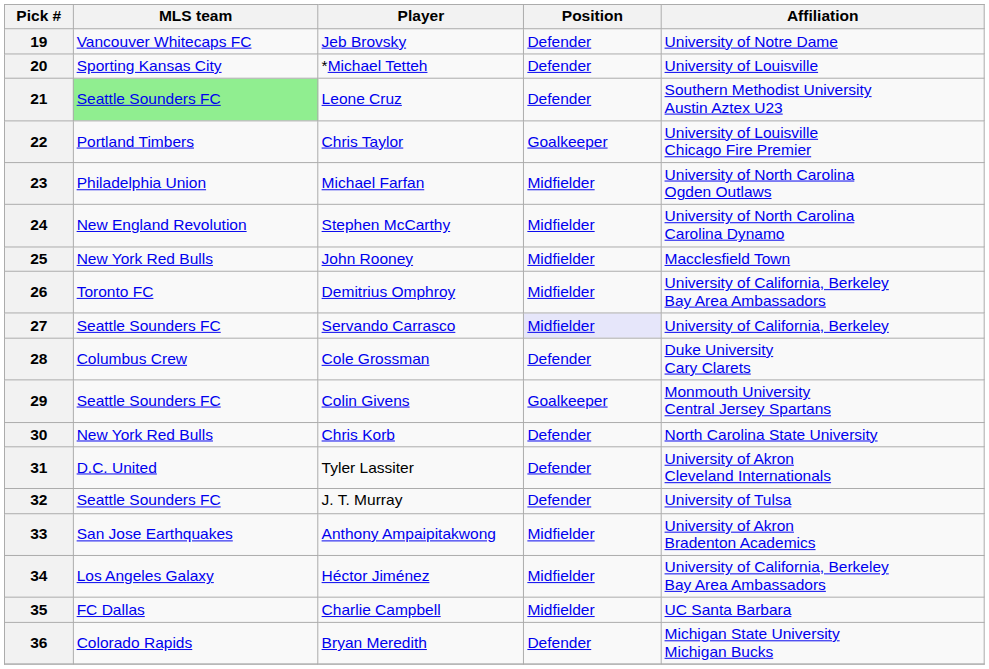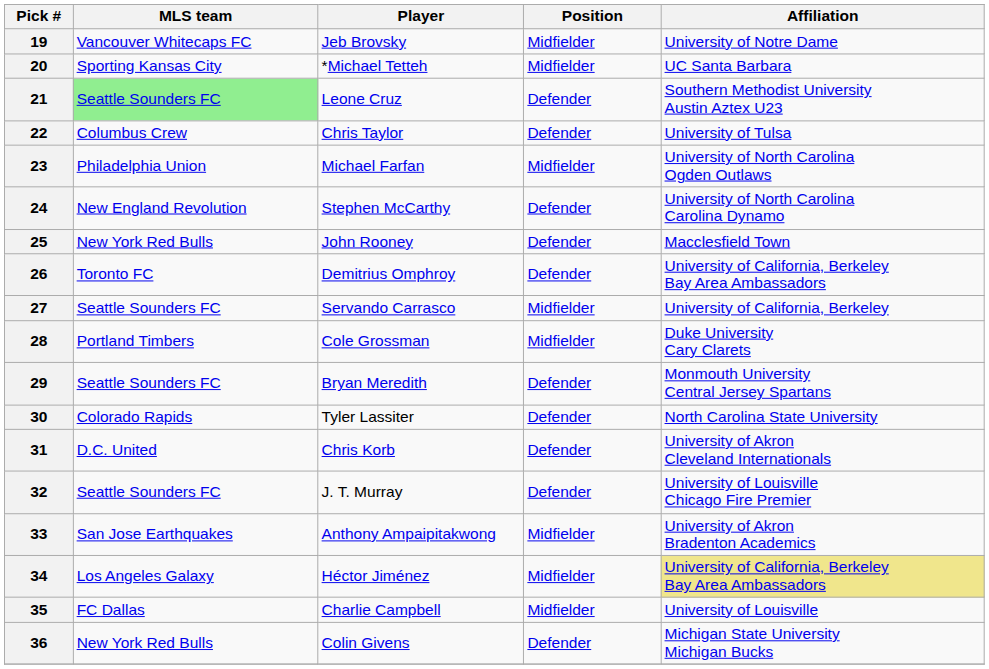(559, 41) Defender -> (561, 41) Midfielder
(559, 66) Defender -> (561, 66) Midfielder
(741, 66) University of Louisville -> (728, 66) UC Santa Barbara
(135, 141) Portland Timbers -> (132, 132) Columbus Crew
(567, 141) Goalkeeper -> (559, 132) Defender
(741, 141) University of Louisville Chicago Fire Premier -> (728, 132) University of Tulsa
(561, 225) Midfielder -> (559, 208) Defender
(561, 258) Midfielder -> (559, 241) Defender
(561, 292) Midfielder -> (559, 274) Defender
(561, 325) lavender background -> (561, 308) no background
(132, 358) Columbus Crew -> (135, 341) Portland Timbers
(559, 358) Defender -> (561, 341) Midfielder
(366, 401) Colin Givens -> (374, 383) Bryan Meredith
(567, 401) Goalkeeper -> (559, 383) Defender
(145, 434) New York Red Bulls -> (134, 416) Colorado Rapids
(358, 434) Chris Korb -> (368, 416) Tyler Lassiter
(368, 467) Tyler Lassiter -> (358, 450) Chris Korb
(728, 501) University of Tulsa -> (741, 492) University of Louisville Chicago Fire Premier
(777, 576) no background -> (777, 576) khaki background
(728, 609) UC Santa Barbara -> (741, 609) University of Louisville
(134, 643) Colorado Rapids -> (145, 643) New York Red Bulls
(374, 643) Bryan Meredith -> (366, 643) Colin Givens
